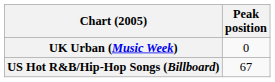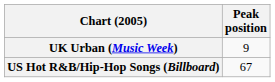(246, 47) 0 -> (246, 47) 9
